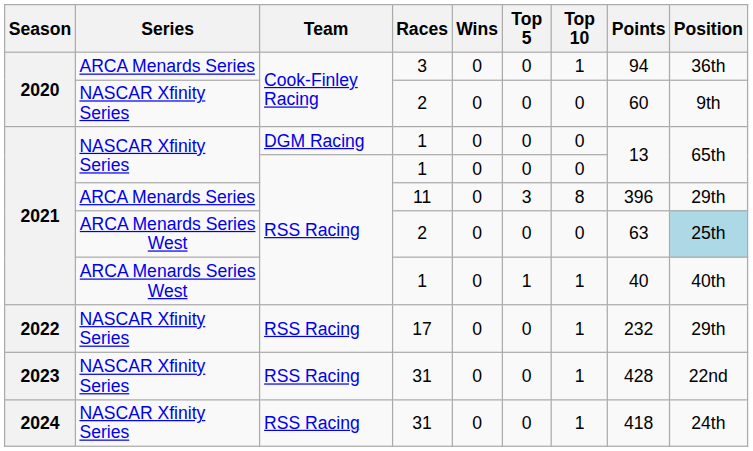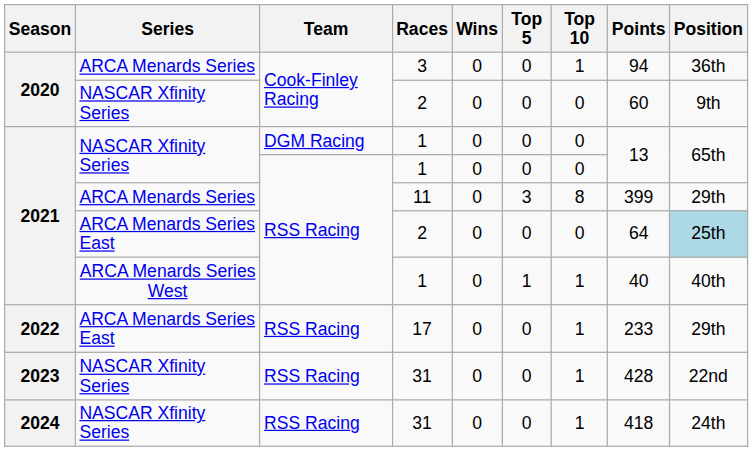(639, 197) 396 -> (639, 197) 399
(168, 234) ARCA Menards Series West -> (167, 234) ARCA Menards Series East
(639, 234) 63 -> (639, 234) 64
(142, 329) NASCAR Xfinity Series -> (167, 329) ARCA Menards Series East
(639, 329) 232 -> (639, 329) 233
